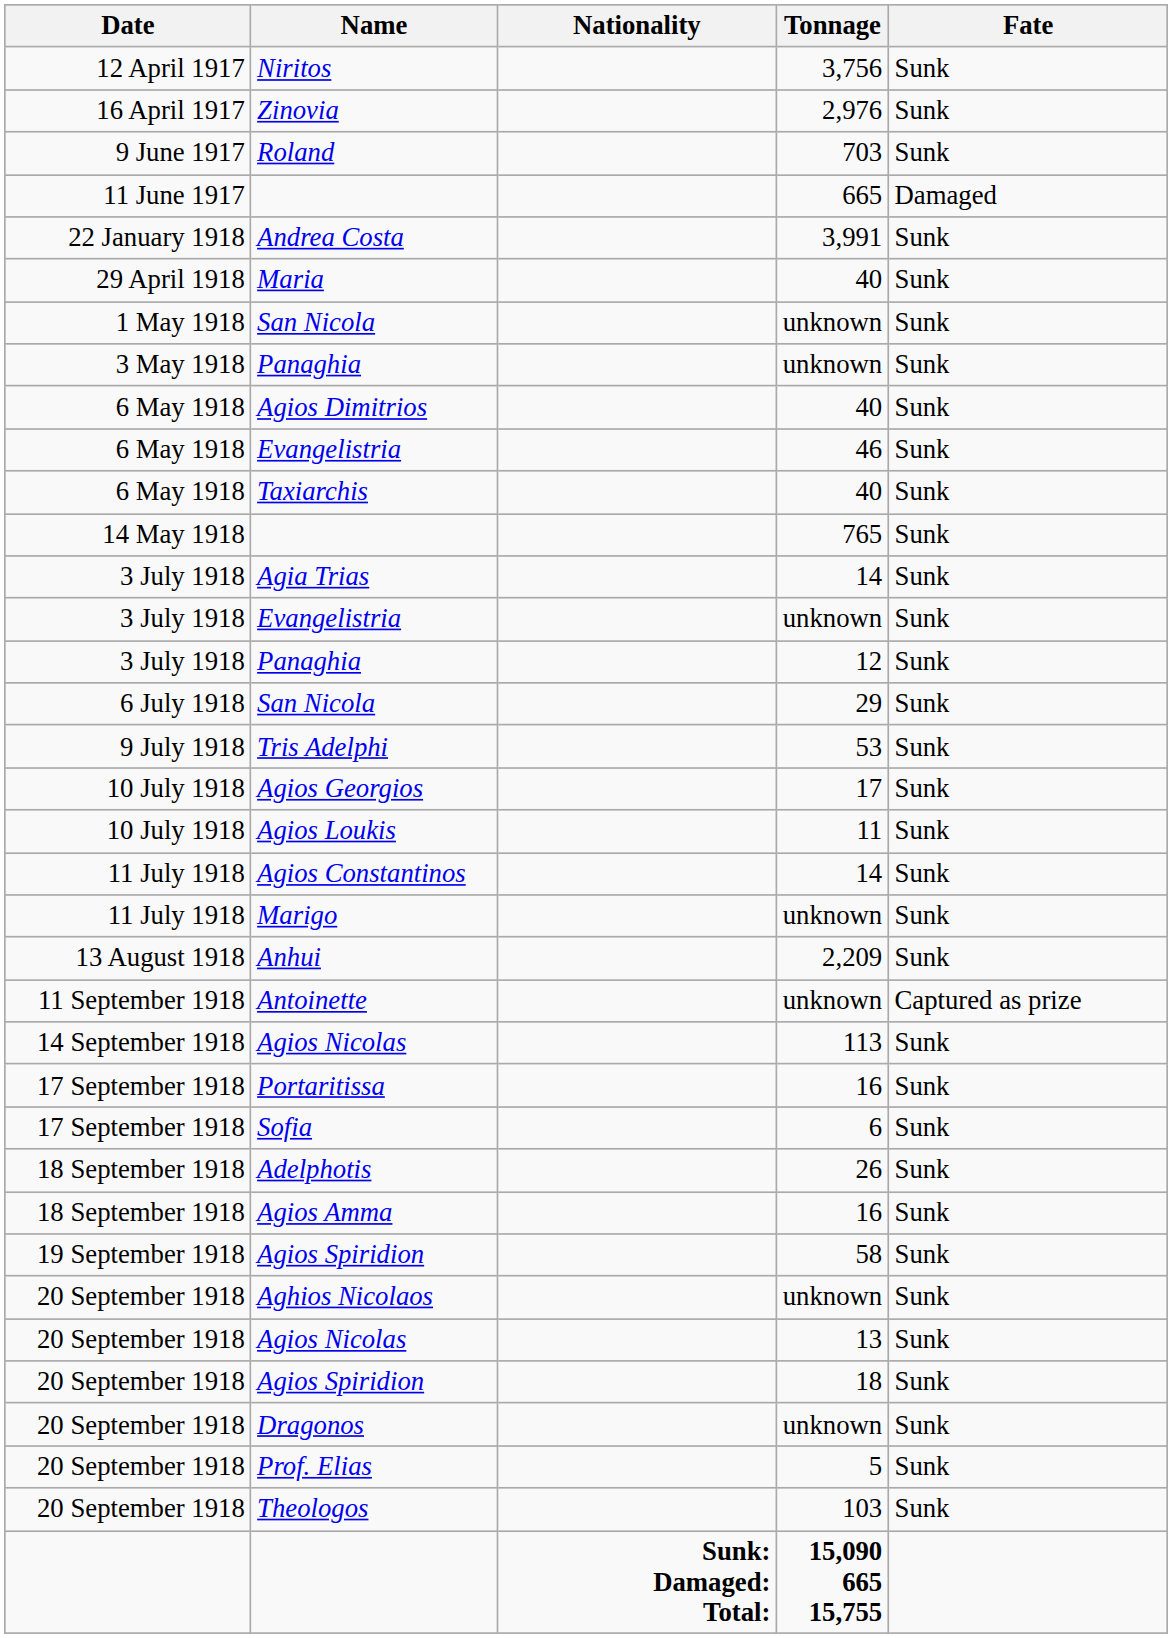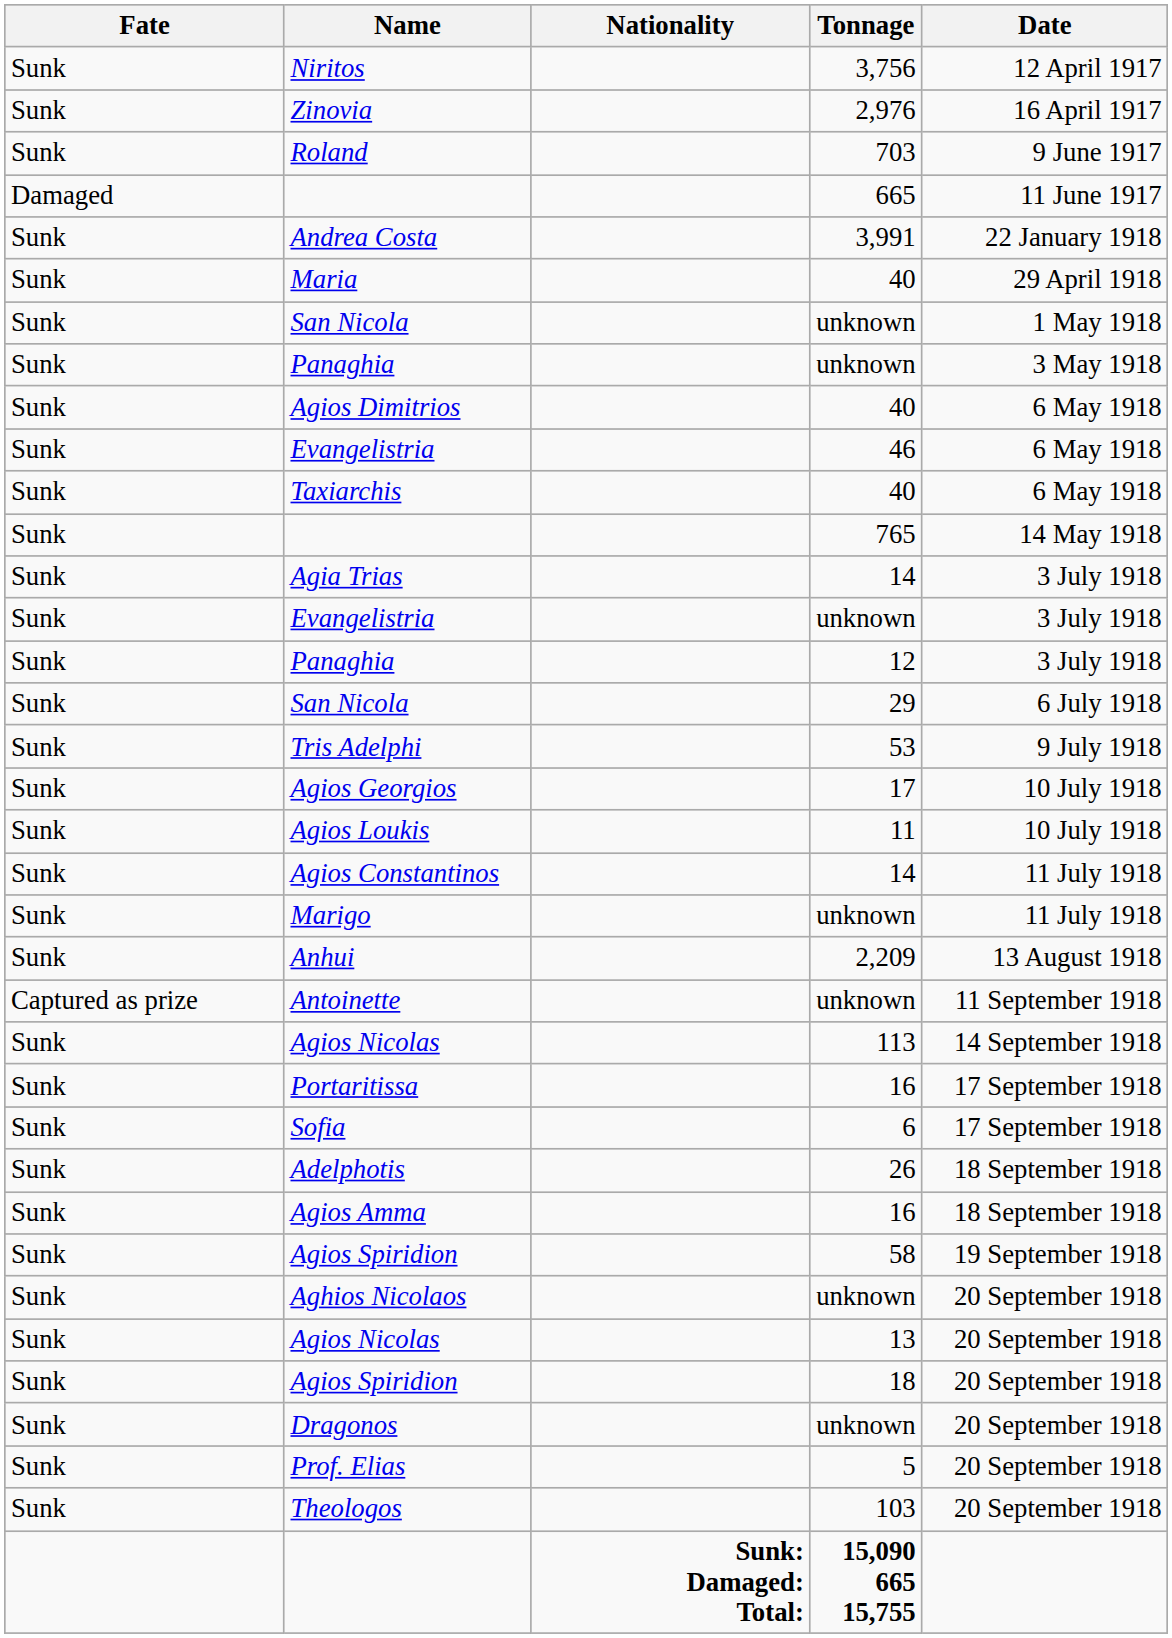columns swapped: (128, 25) <-> (1028, 25)
